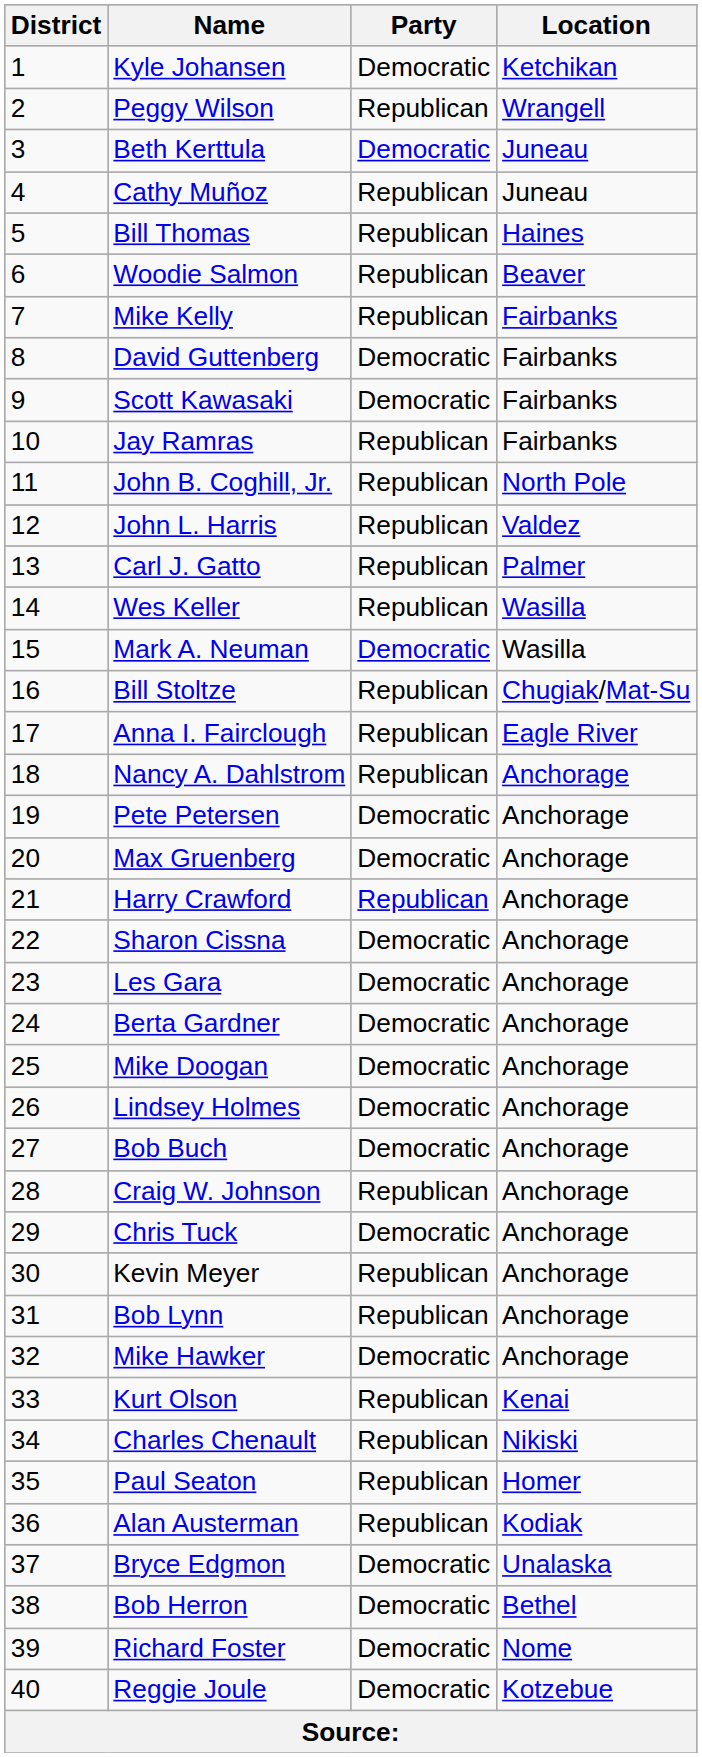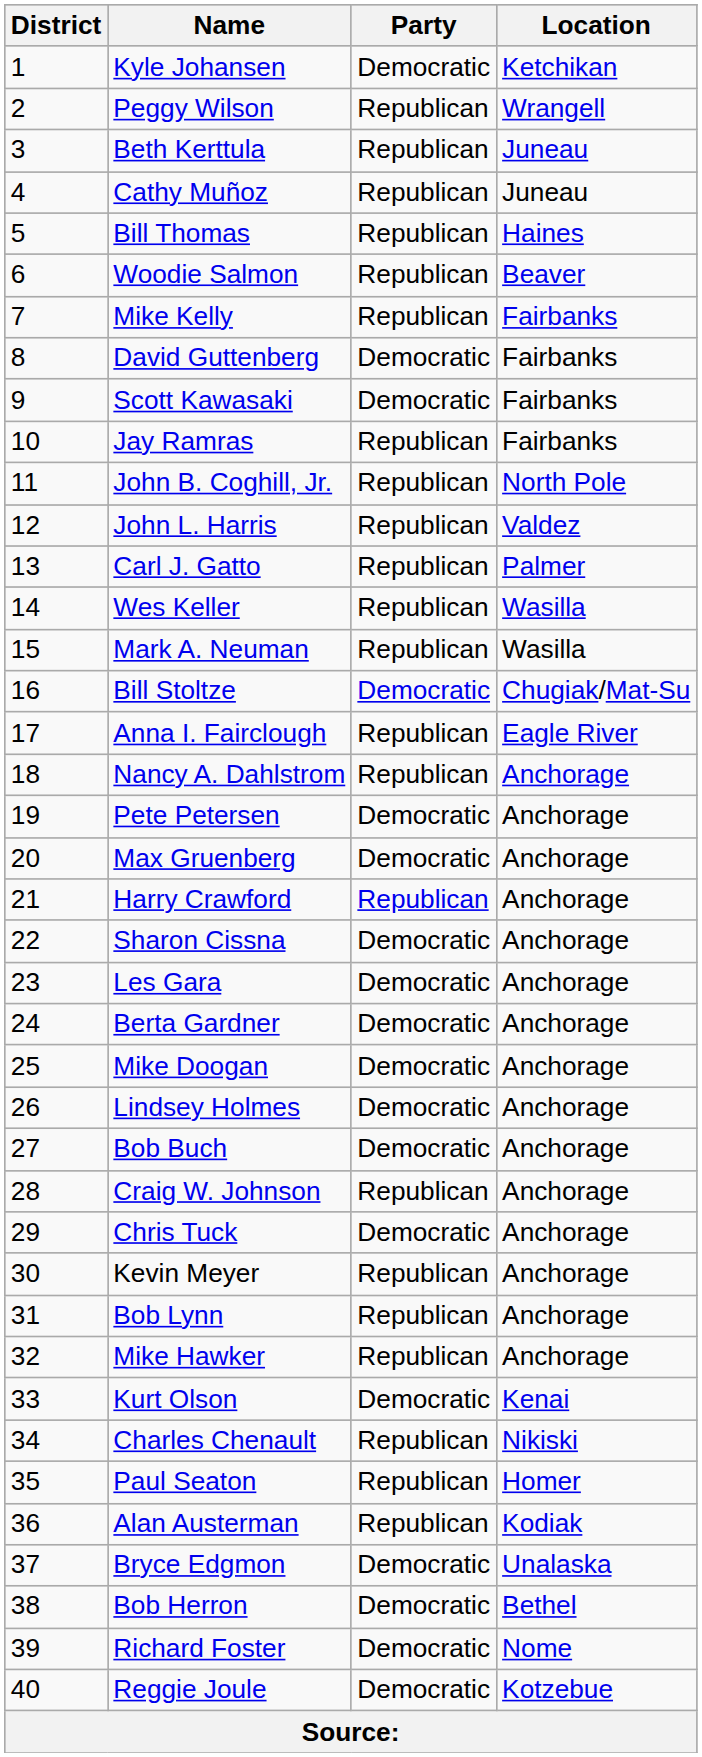(424, 150) Democratic -> (423, 150) Republican
(424, 649) Democratic -> (423, 649) Republican
(423, 691) Republican -> (424, 691) Democratic
(424, 1356) Democratic -> (423, 1356) Republican
(423, 1398) Republican -> (424, 1398) Democratic
